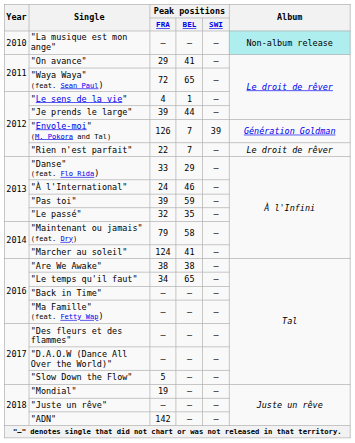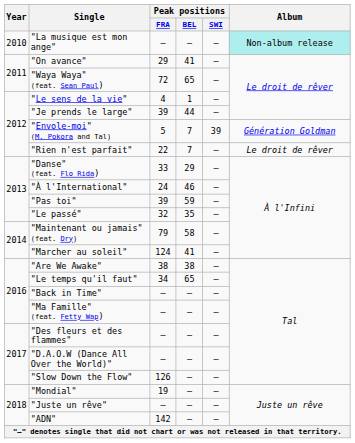(163, 131) 126 -> (163, 131) 5
(163, 377) 5 -> (163, 377) 126
